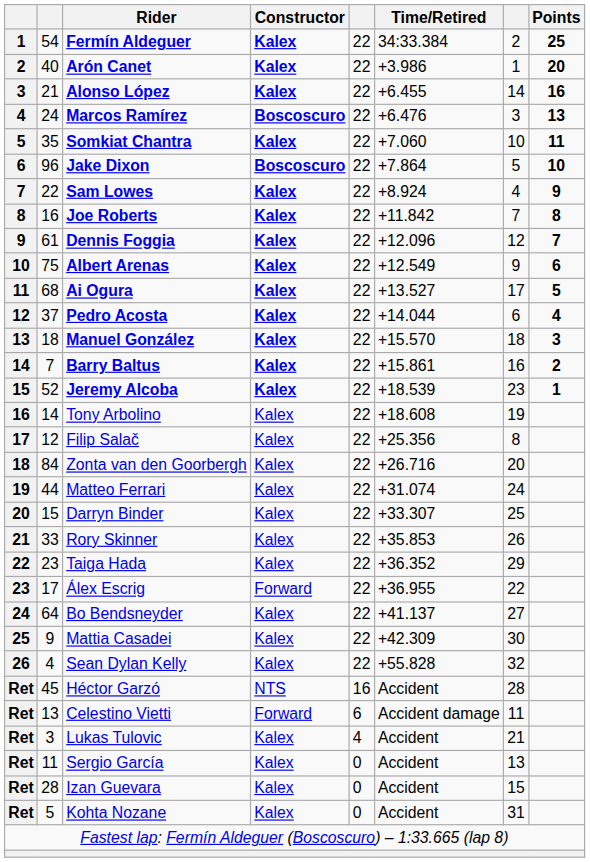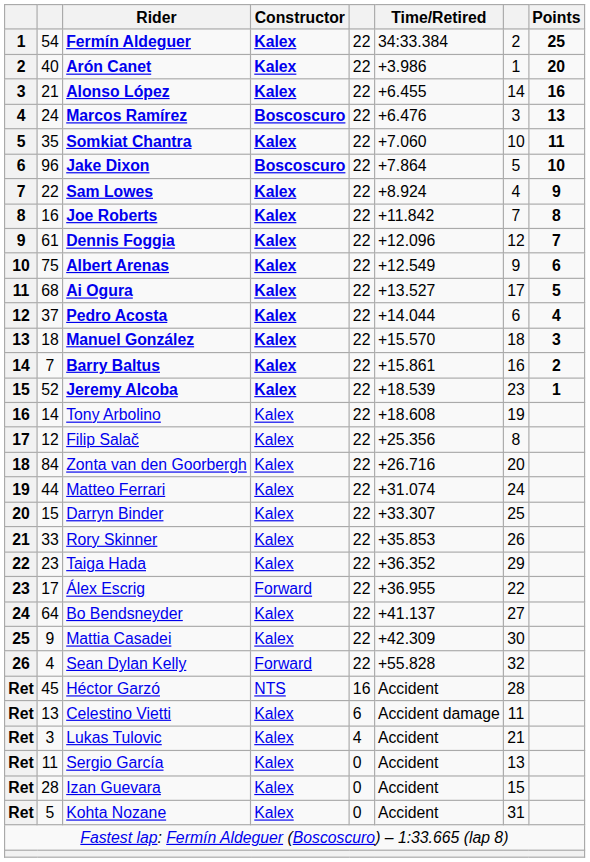(274, 663) Kalex -> (283, 663) Forward
(283, 713) Forward -> (274, 713) Kalex
